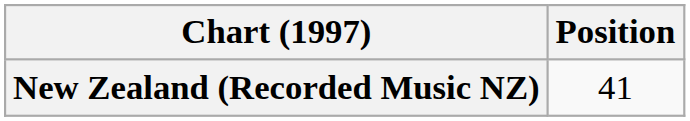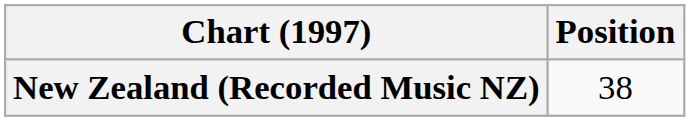(615, 87) 41 -> (615, 87) 38
